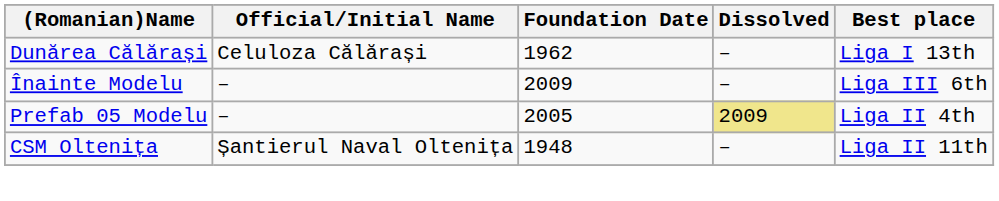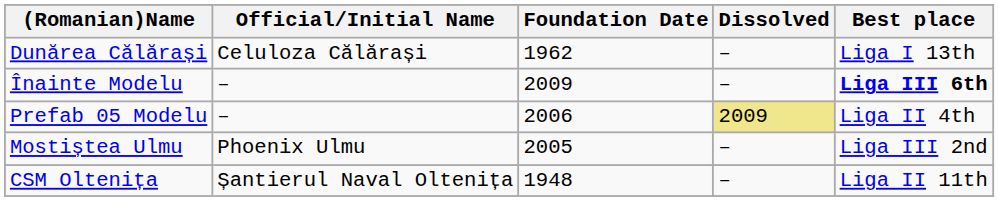(914, 85) normal -> (914, 85) bold
(548, 117) 2005 -> (548, 117) 2006
+ row: (96, 149)
